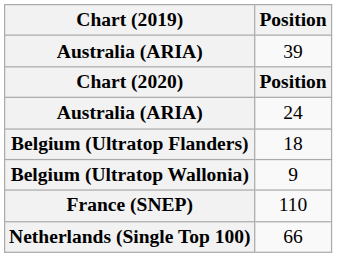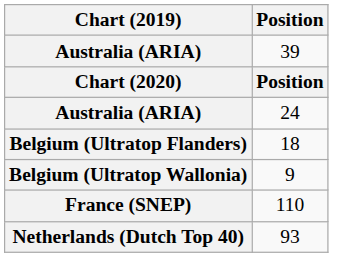+ row: (290, 236)
- row: (293, 236)
